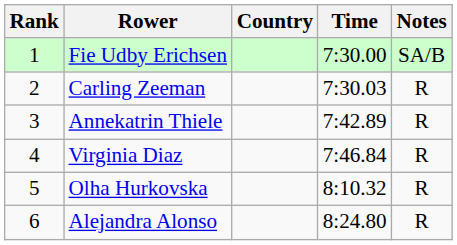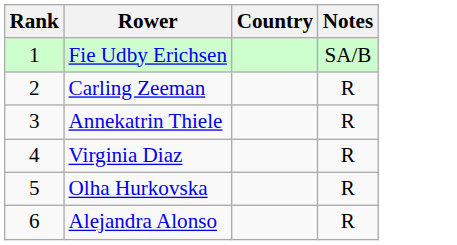- column: (355, 21)
